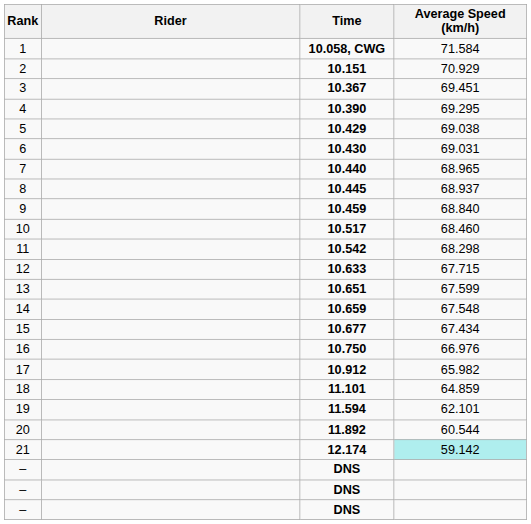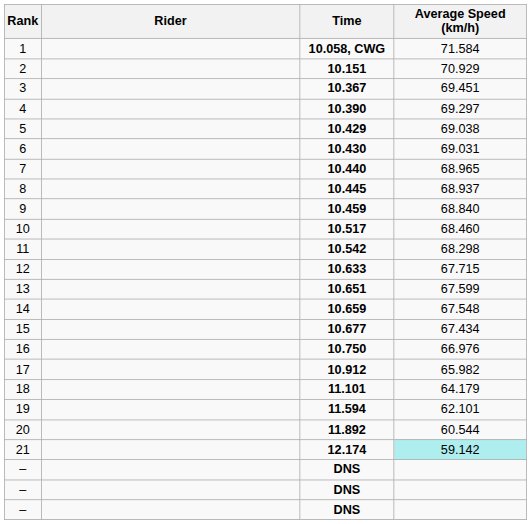(460, 108) 69.295 -> (460, 108) 69.297
(460, 389) 64.859 -> (460, 389) 64.179
